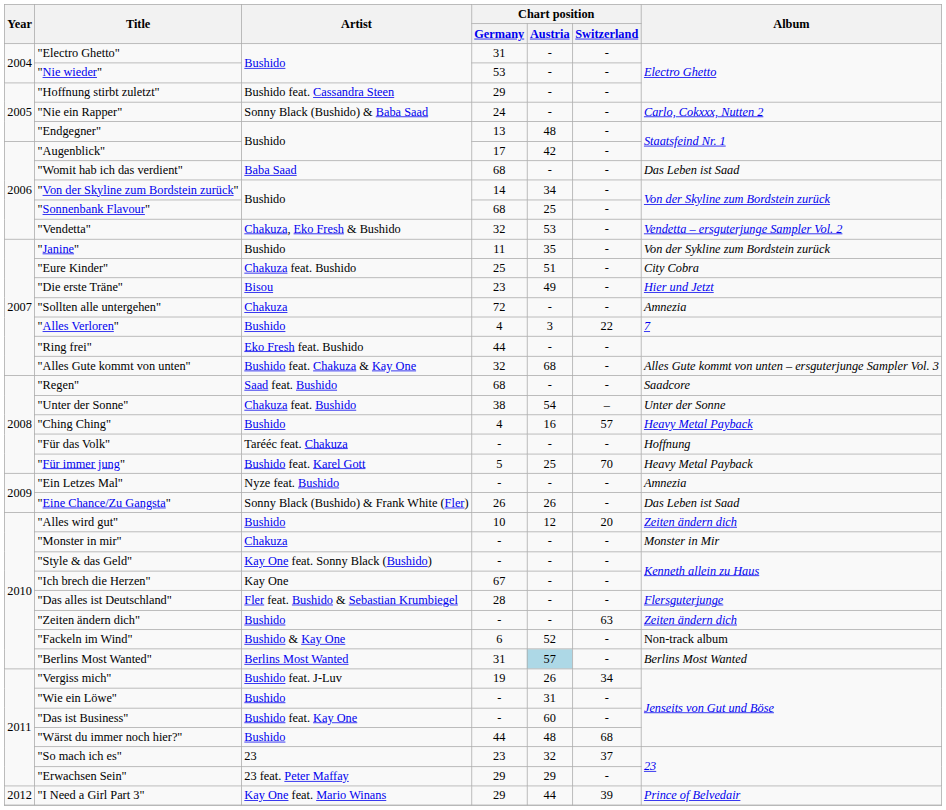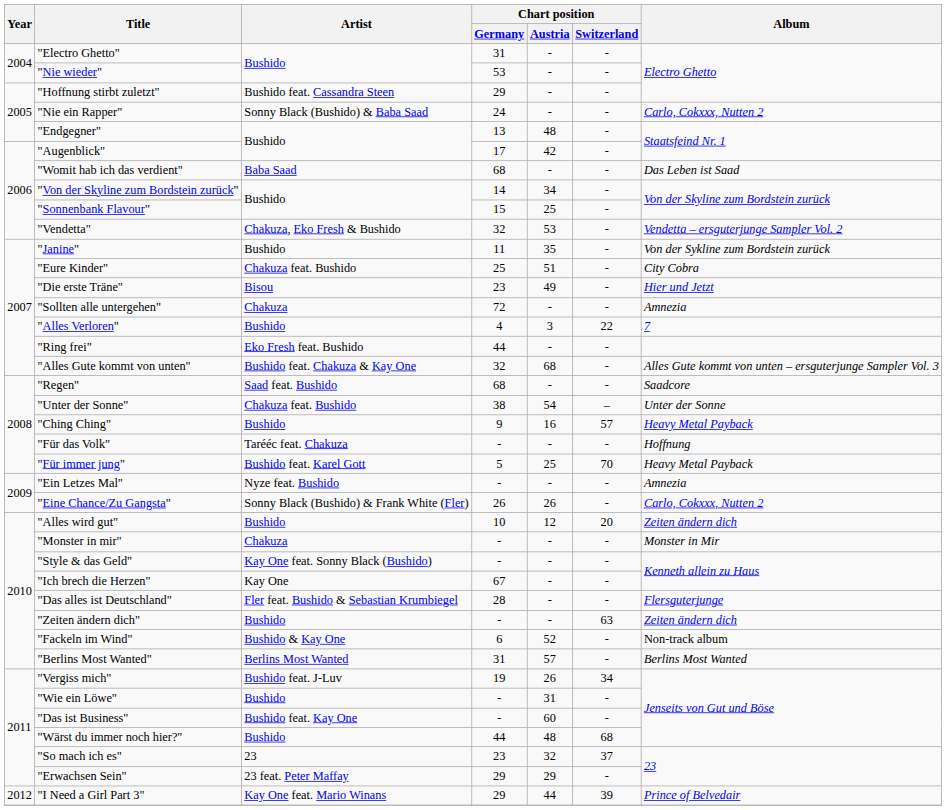(499, 209) 68 -> (499, 209) 15
(499, 424) 4 -> (499, 424) 9
(692, 502) Das Leben ist Saad -> (704, 502) Carlo, Cokxxx, Nutten 2
(550, 659) lightblue background -> (550, 659) no background
